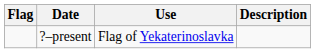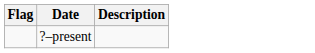- column: (166, 15)
